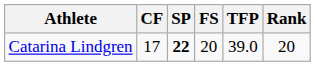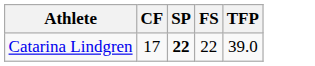- column: (287, 18)
(209, 46) 20 -> (209, 46) 22
